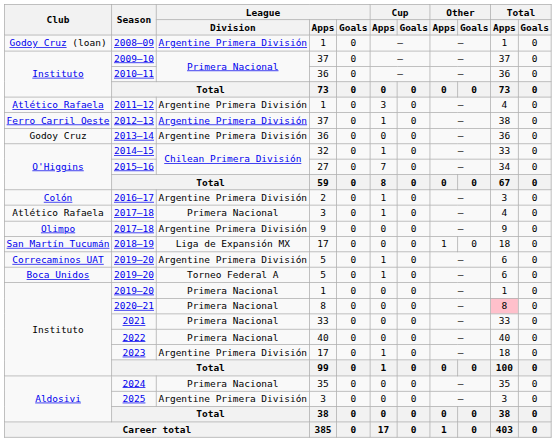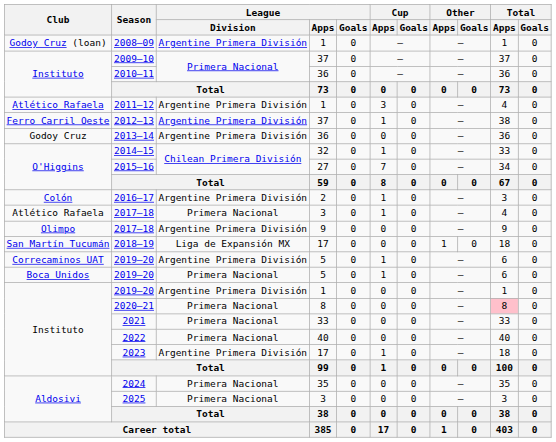(233, 275) Torneo Federal A -> (233, 275) Primera Nacional
(233, 291) Primera Nacional -> (233, 291) Argentine Primera División
(233, 399) Argentine Primera División -> (233, 399) Primera Nacional
